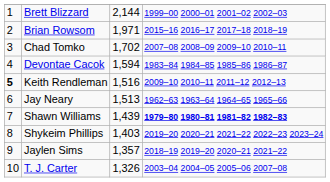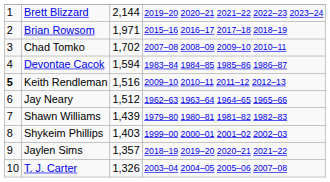(216, 13) 1999–00 2000–01 2001–02 2002–03 -> (234, 13) 2019–20 2020–21 2021–22 2022–23 2023–24
(126, 99) 1,513 -> (126, 99) 1,512
(216, 116) bold -> (216, 116) normal
(234, 134) 2019–20 2020–21 2021–22 2022–23 2023–24 -> (216, 134) 1999–00 2000–01 2001–02 2002–03
